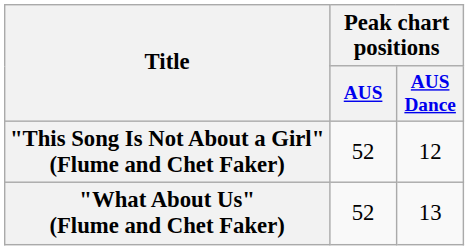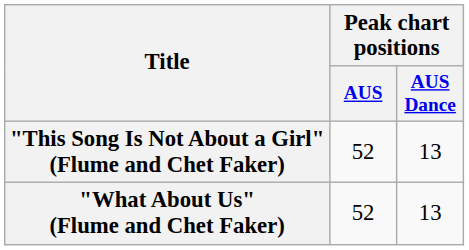(430, 151) 12 -> (430, 151) 13
